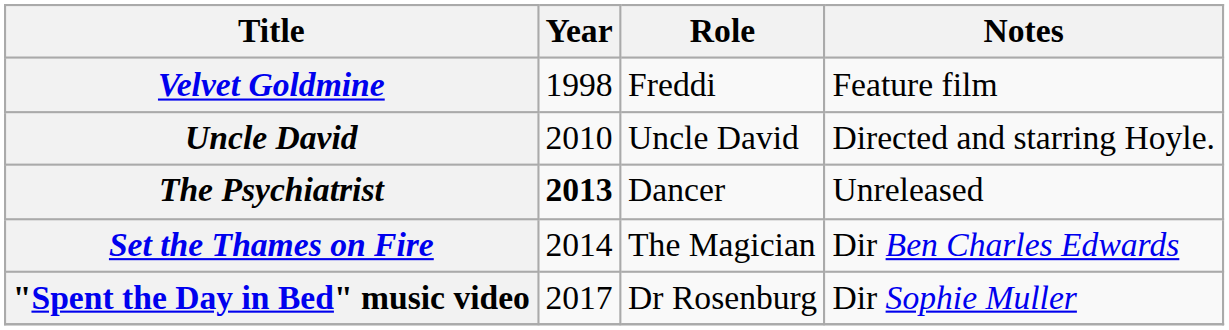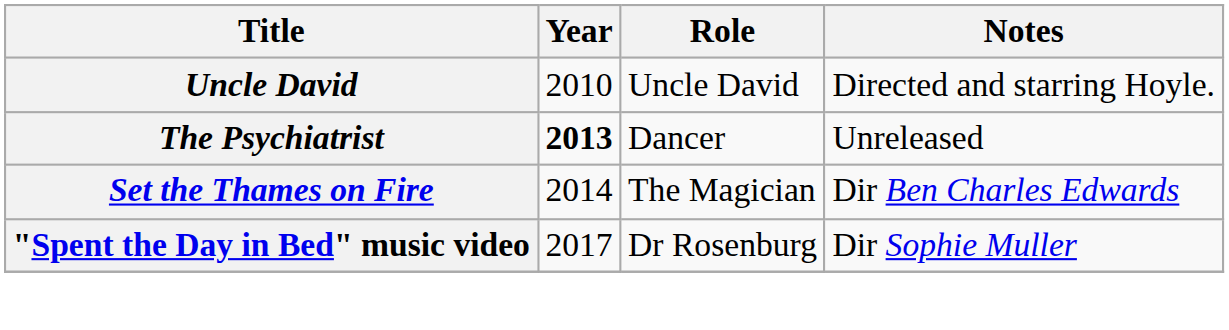- row: (271, 84)
